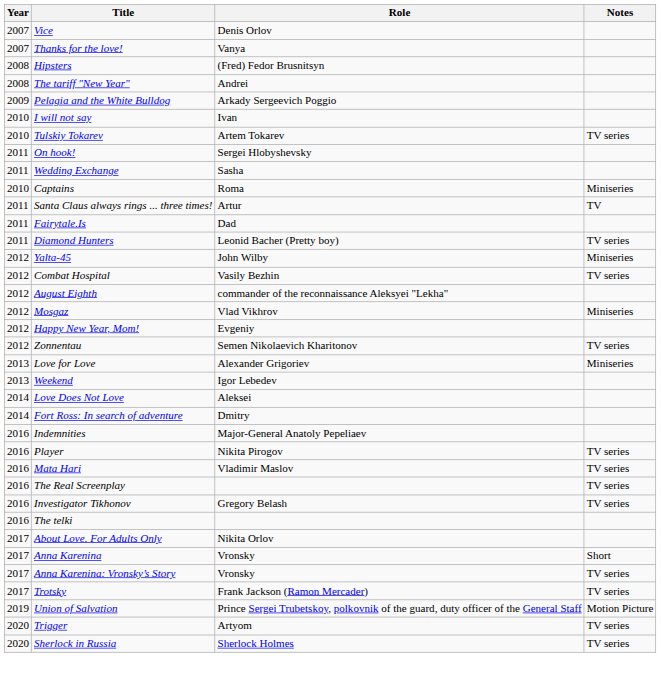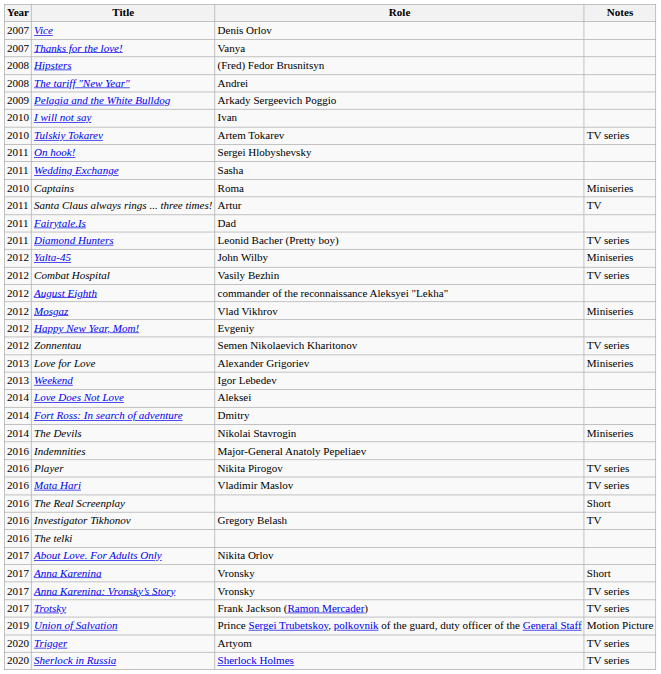+ row: (58, 433)
(608, 485) TV series -> (599, 503) Short
(608, 503) TV series -> (594, 521) TV
